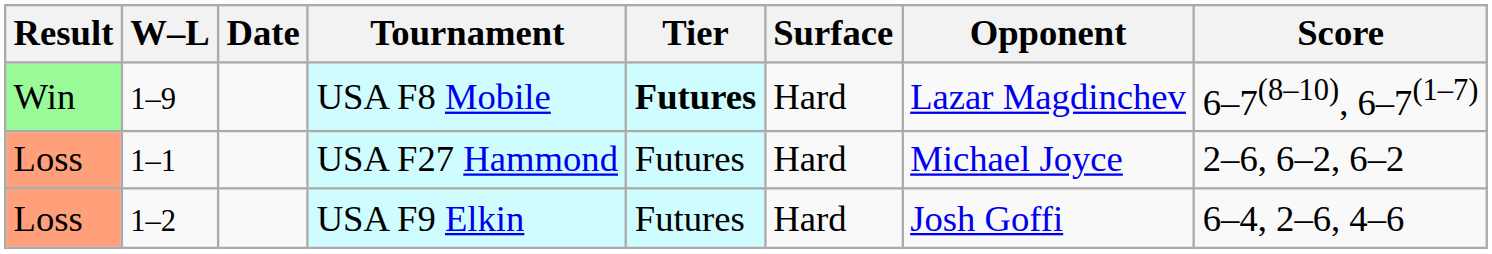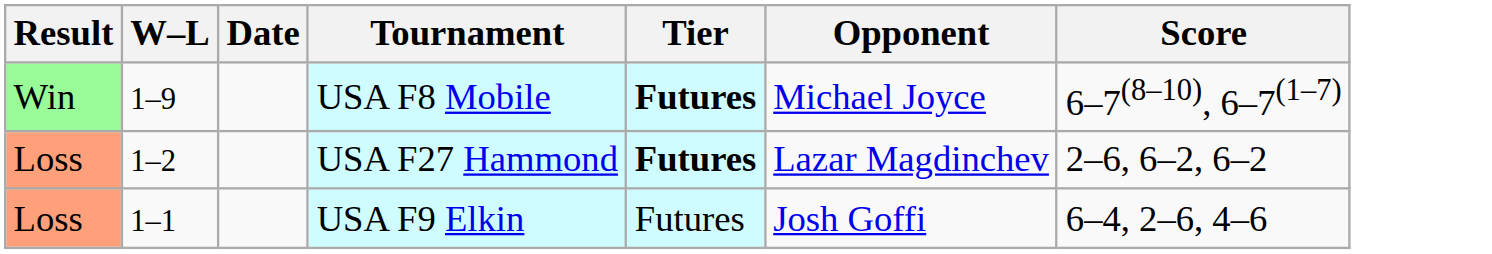- column: (833, 33)
(1048, 96) Lazar Magdinchev -> (880, 96) Michael Joyce
(153, 161) 1–1 -> (153, 161) 1–2
(690, 159) normal -> (696, 159) bold
(1017, 159) Michael Joyce -> (911, 159) Lazar Magdinchev
(153, 220) 1–2 -> (153, 220) 1–1
